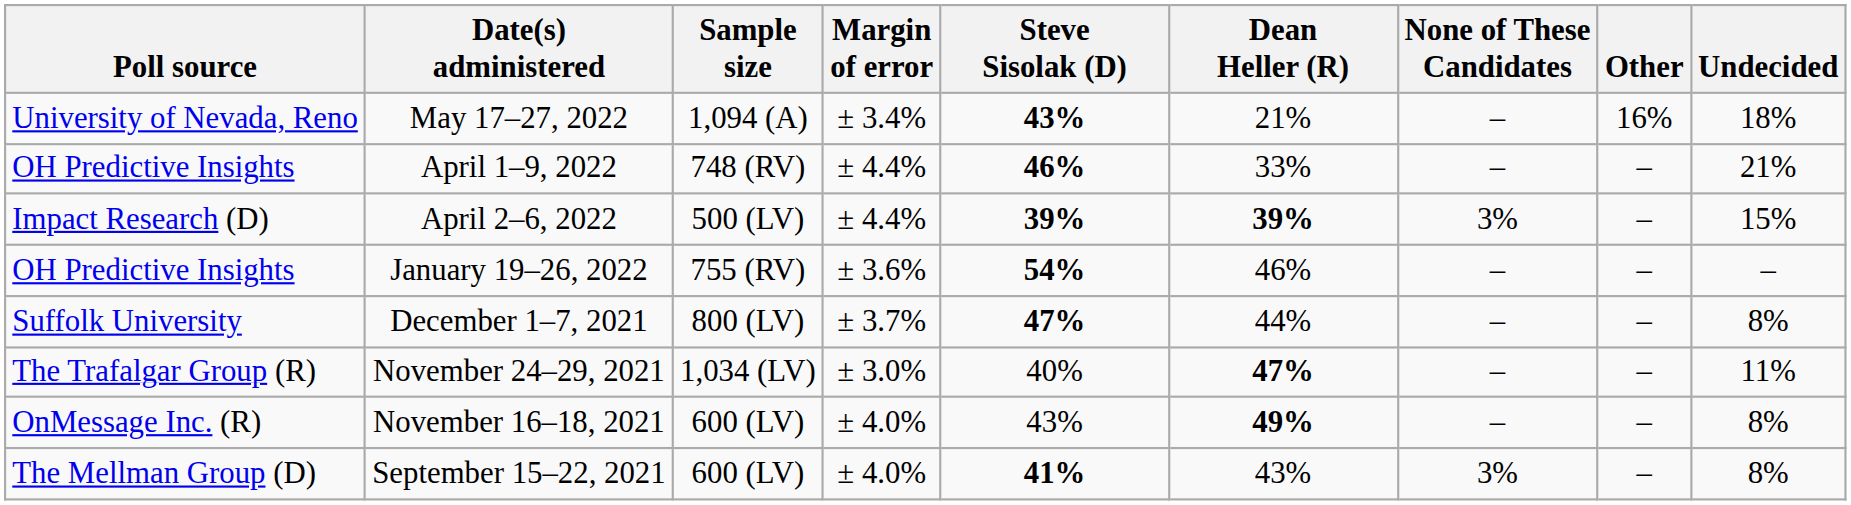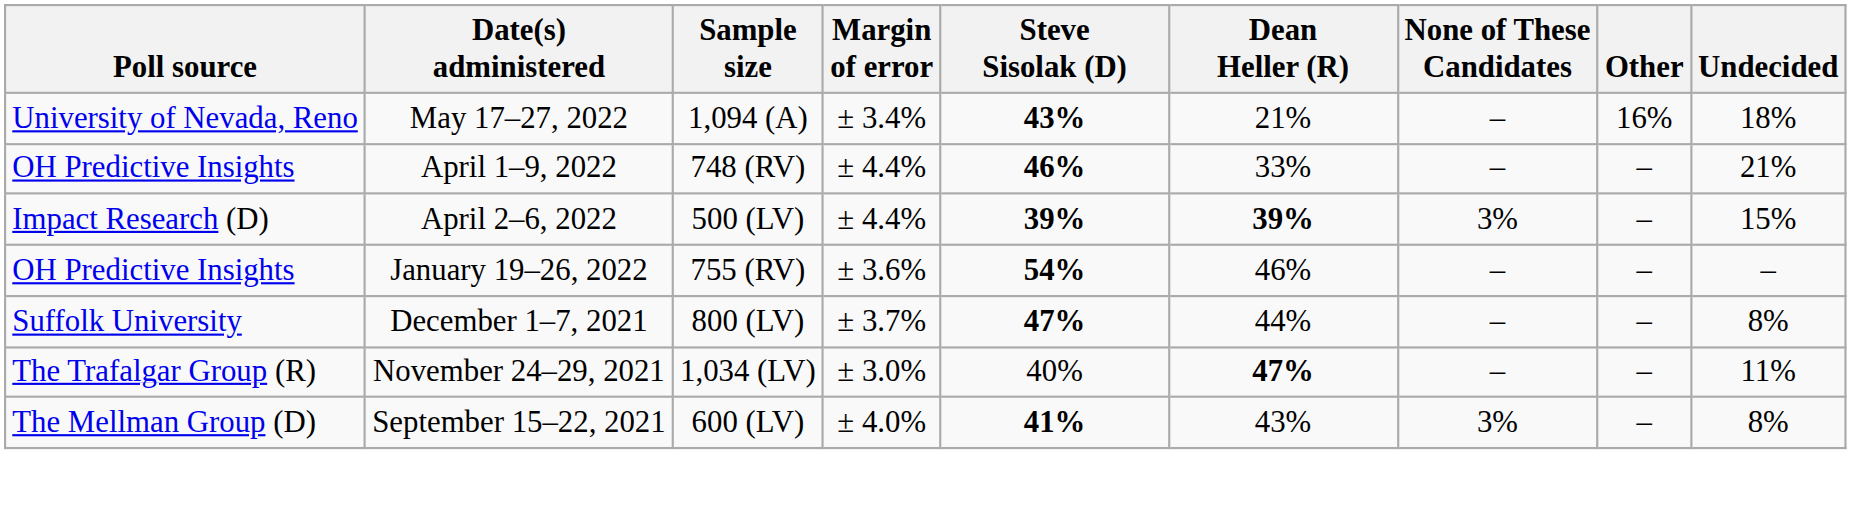- row: (519, 422)
